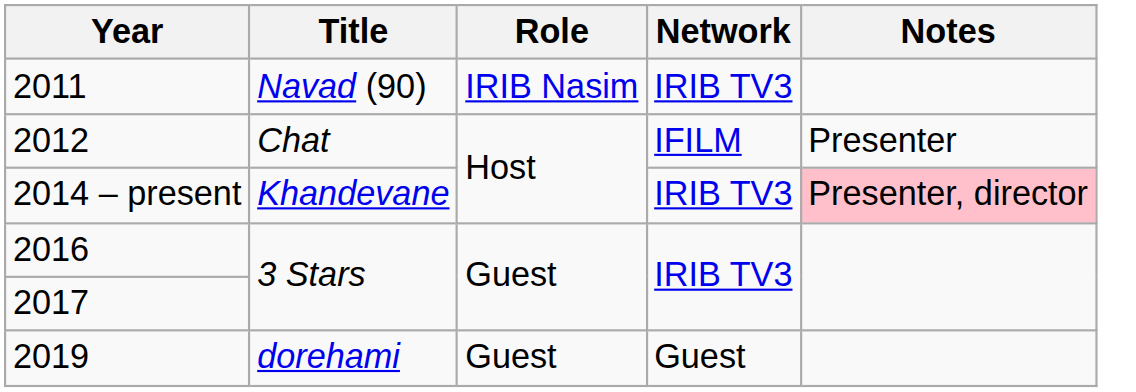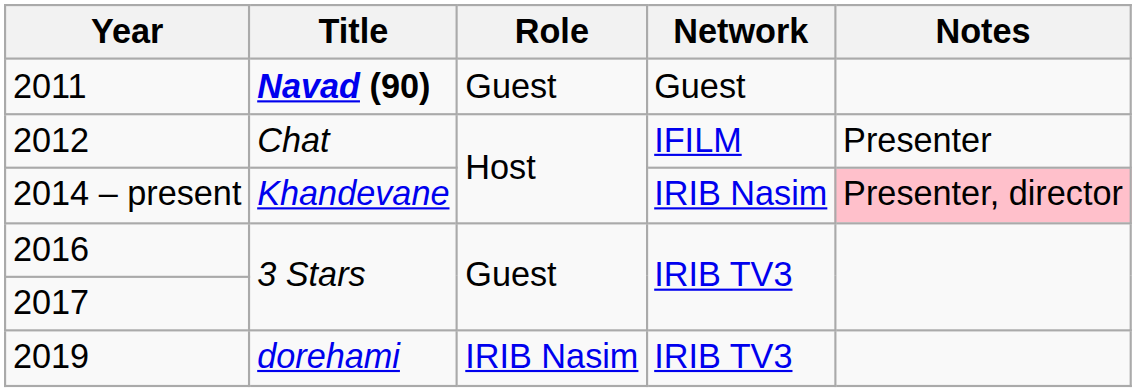(342, 85) normal -> (344, 85) bold
(552, 85) IRIB Nasim -> (511, 85) Guest
(723, 85) IRIB TV3 -> (700, 85) Guest
(723, 194) IRIB TV3 -> (741, 194) IRIB Nasim
(511, 357) Guest -> (552, 357) IRIB Nasim
(700, 357) Guest -> (723, 357) IRIB TV3
